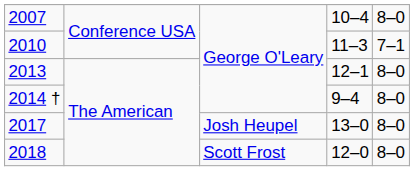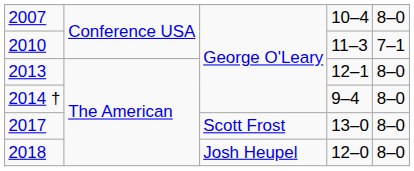(250, 125) Josh Heupel -> (244, 125) Scott Frost
(244, 152) Scott Frost -> (250, 152) Josh Heupel
